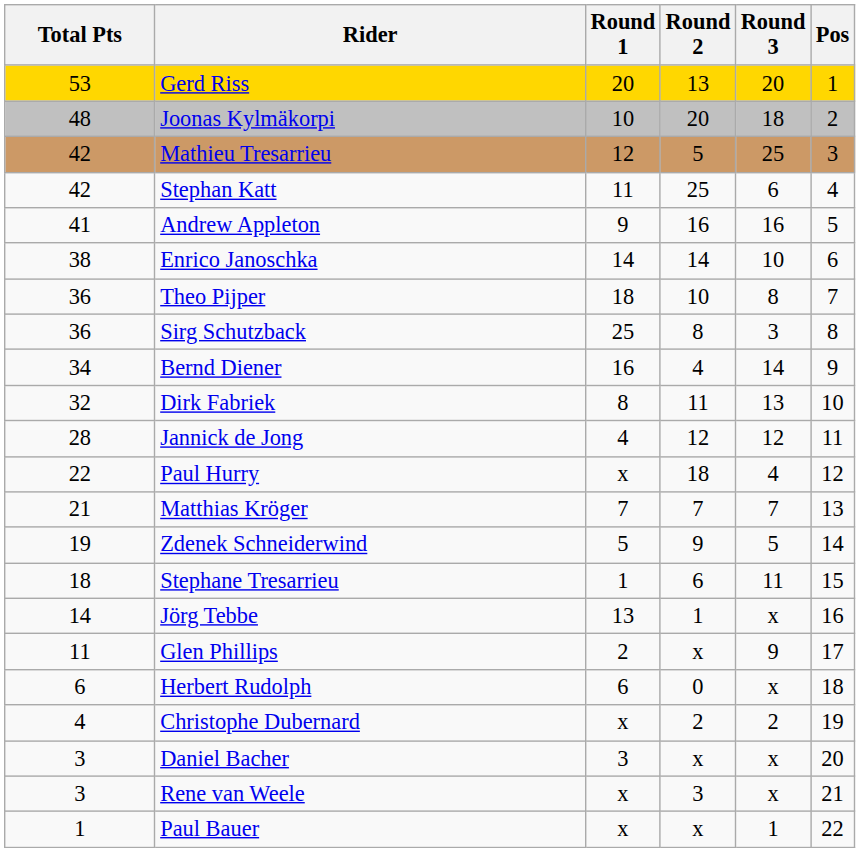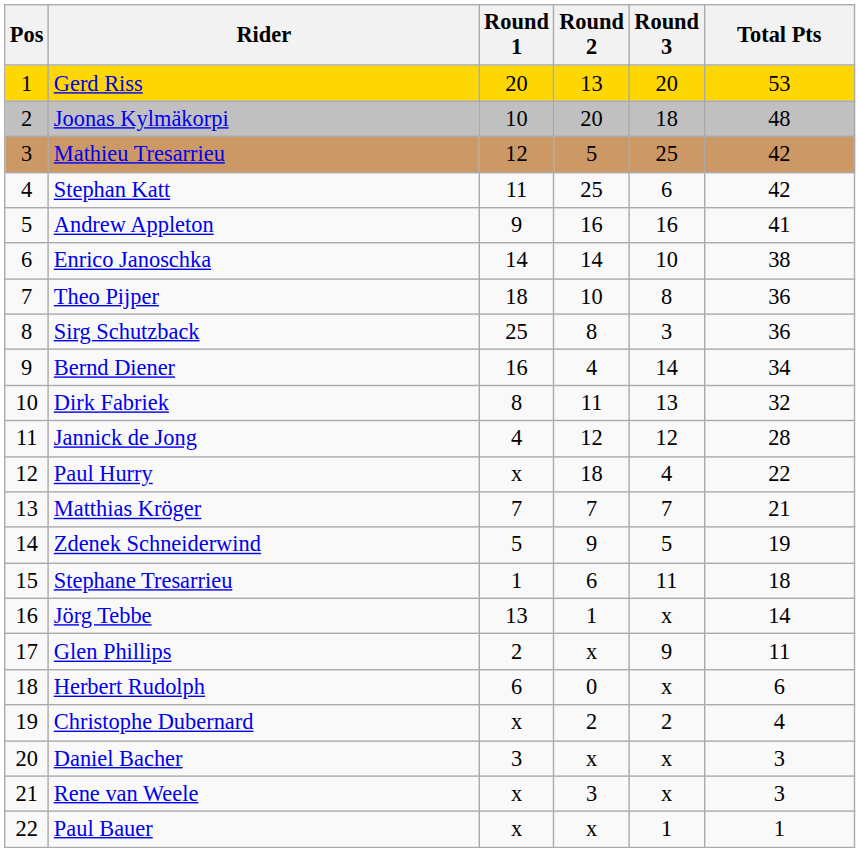columns swapped: (833, 34) <-> (80, 34)
